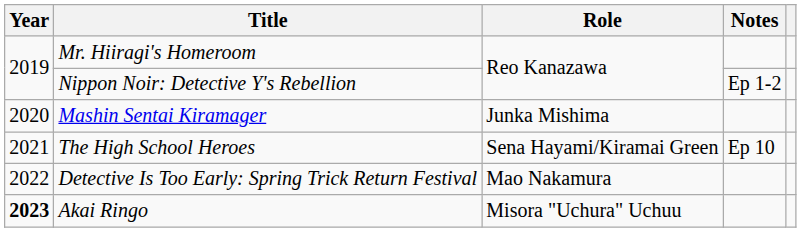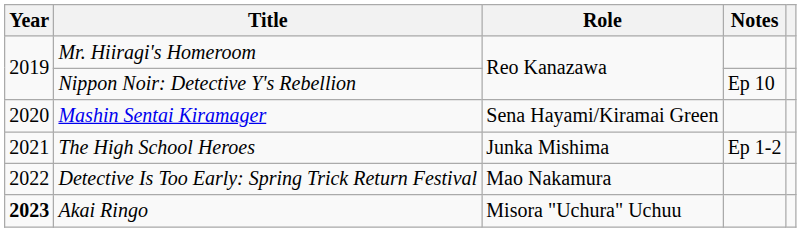(755, 83) Ep 1-2 -> (751, 83) Ep 10
(548, 115) Junka Mishima -> (602, 115) Sena Hayami/Kiramai Green
(602, 147) Sena Hayami/Kiramai Green -> (548, 147) Junka Mishima
(751, 147) Ep 10 -> (755, 147) Ep 1-2
